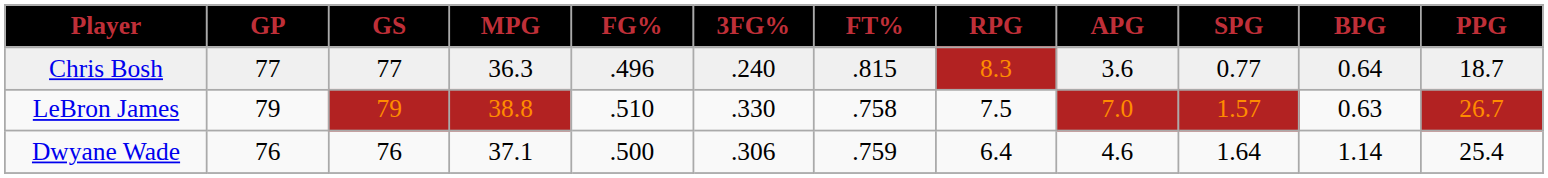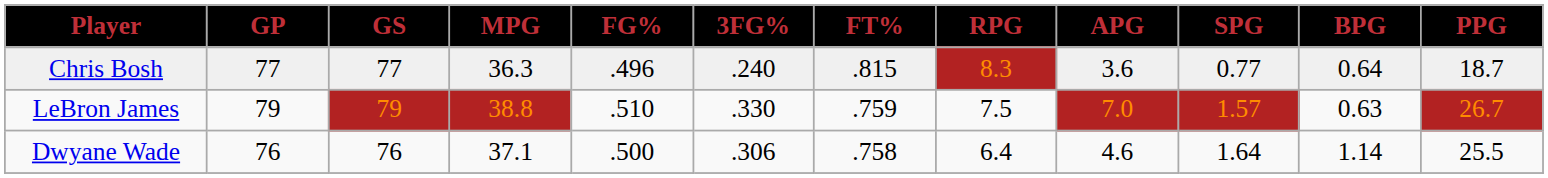(875, 109) .758 -> (875, 109) .759
(875, 152) .759 -> (875, 152) .758
(1482, 152) 25.4 -> (1482, 152) 25.5
